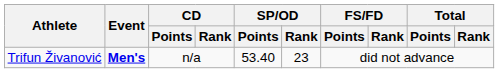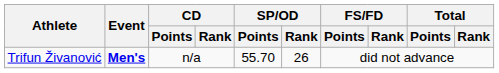(258, 58) 53.40 -> (258, 58) 55.70
(301, 58) 23 -> (301, 58) 26
